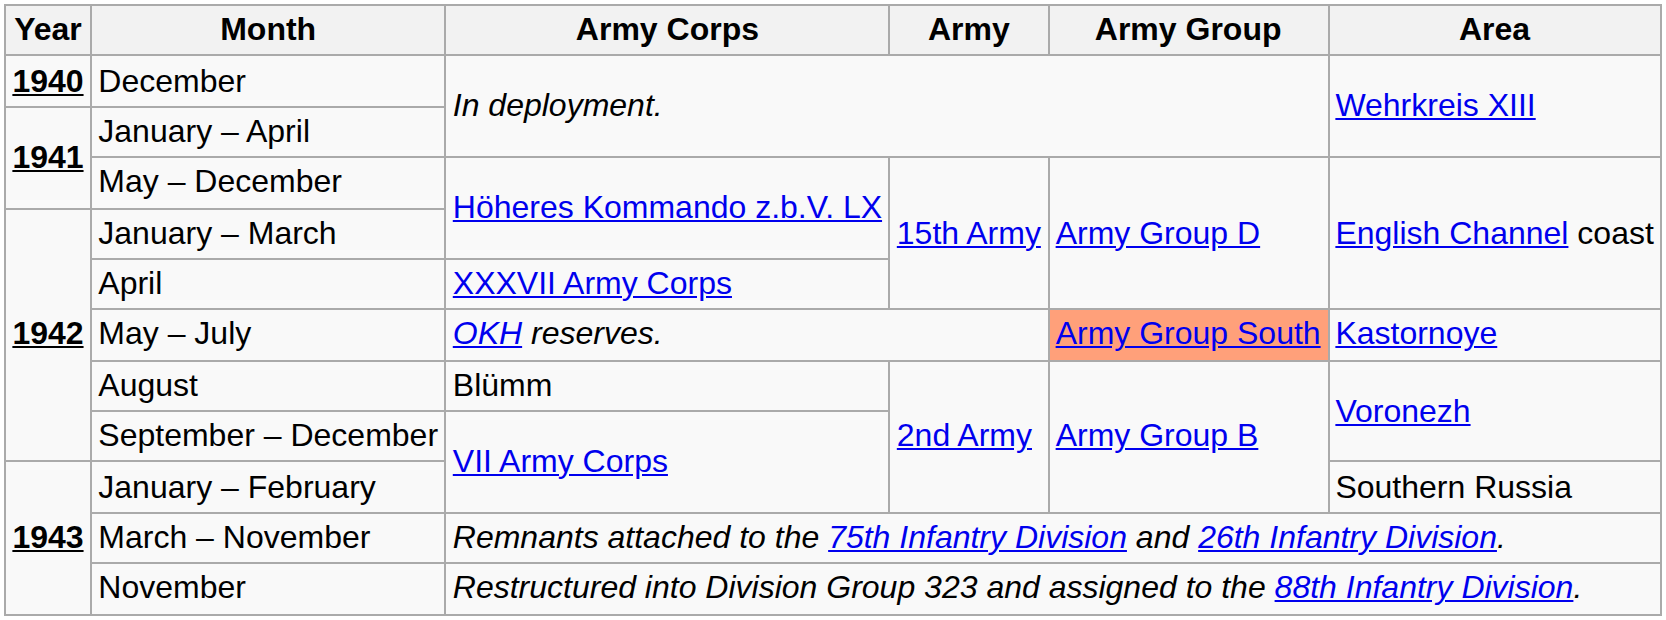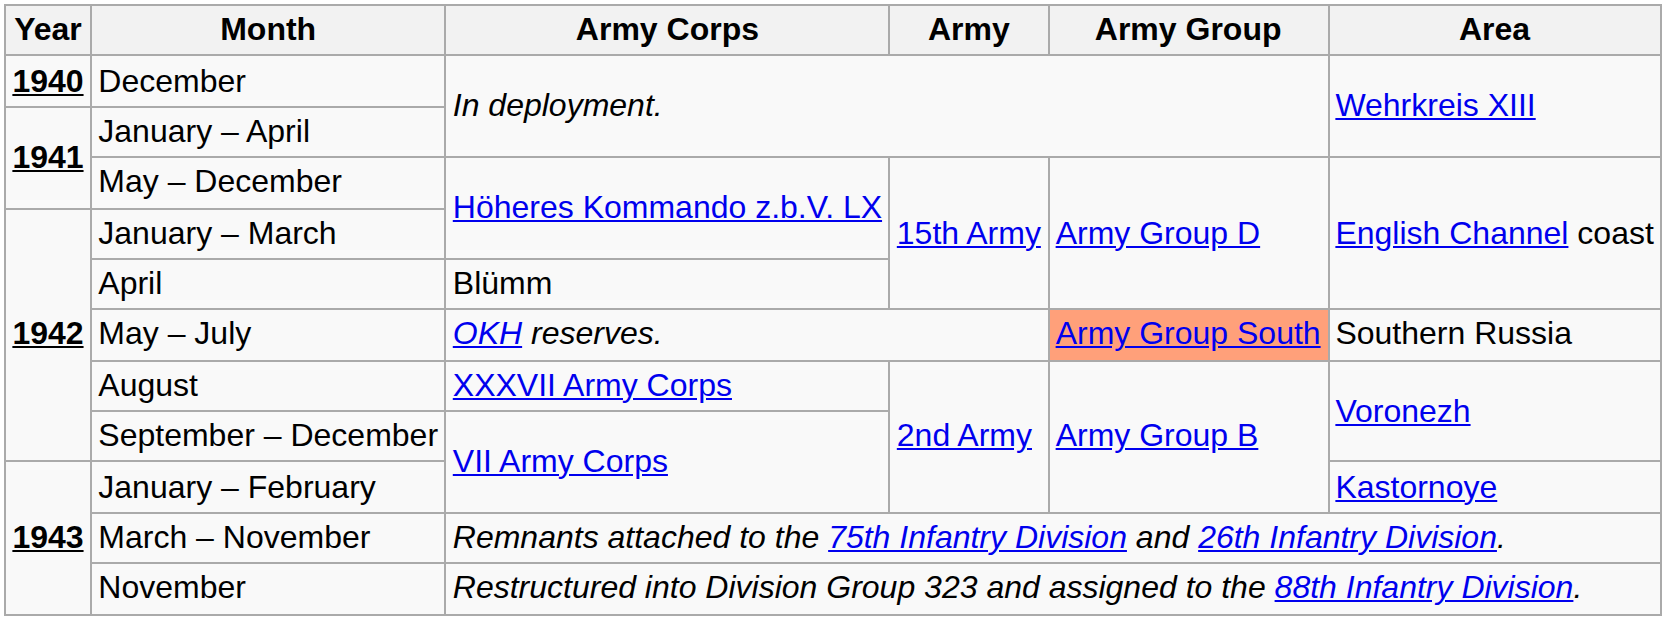(592, 283) XXXVII Army Corps -> (503, 283) Blümm
(1416, 334) Kastornoye -> (1454, 334) Southern Russia
(503, 385) Blümm -> (592, 385) XXXVII Army Corps
(1454, 486) Southern Russia -> (1416, 486) Kastornoye
